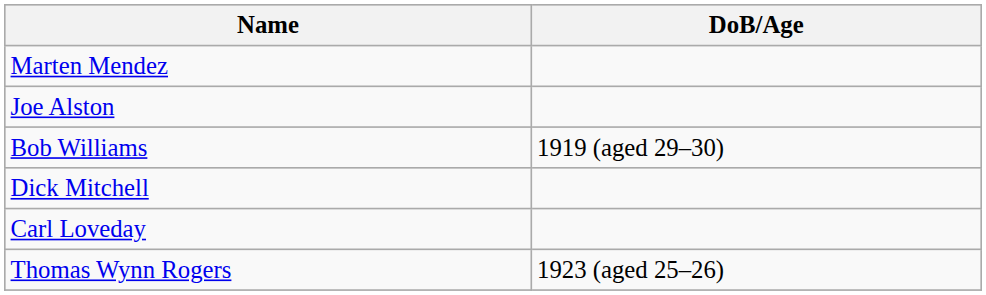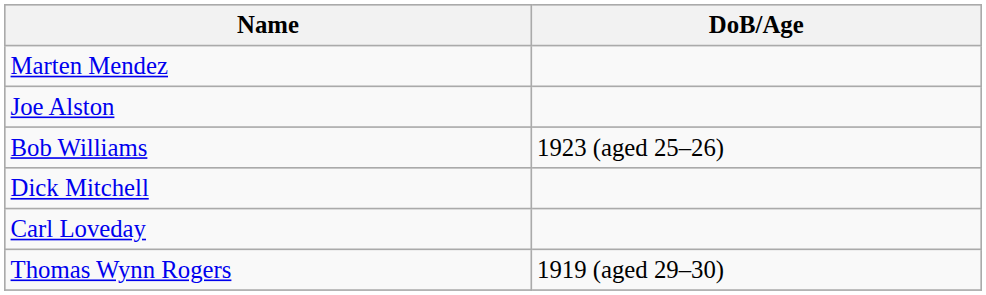(631, 147) 1919 (aged 29–30) -> (631, 147) 1923 (aged 25–26)
(631, 270) 1923 (aged 25–26) -> (631, 270) 1919 (aged 29–30)
